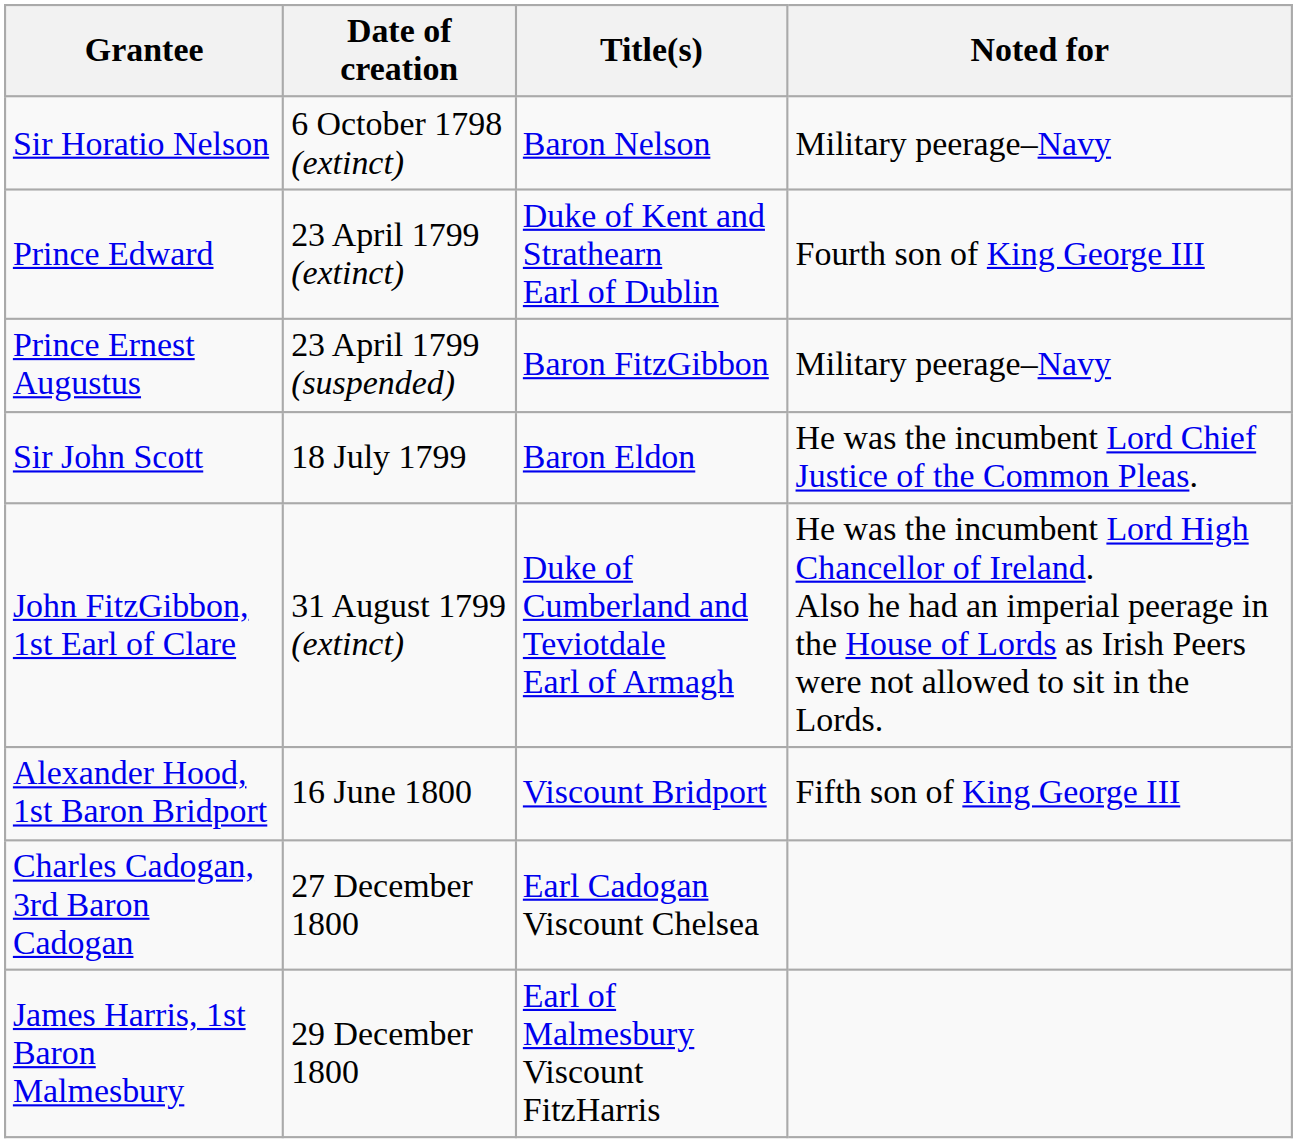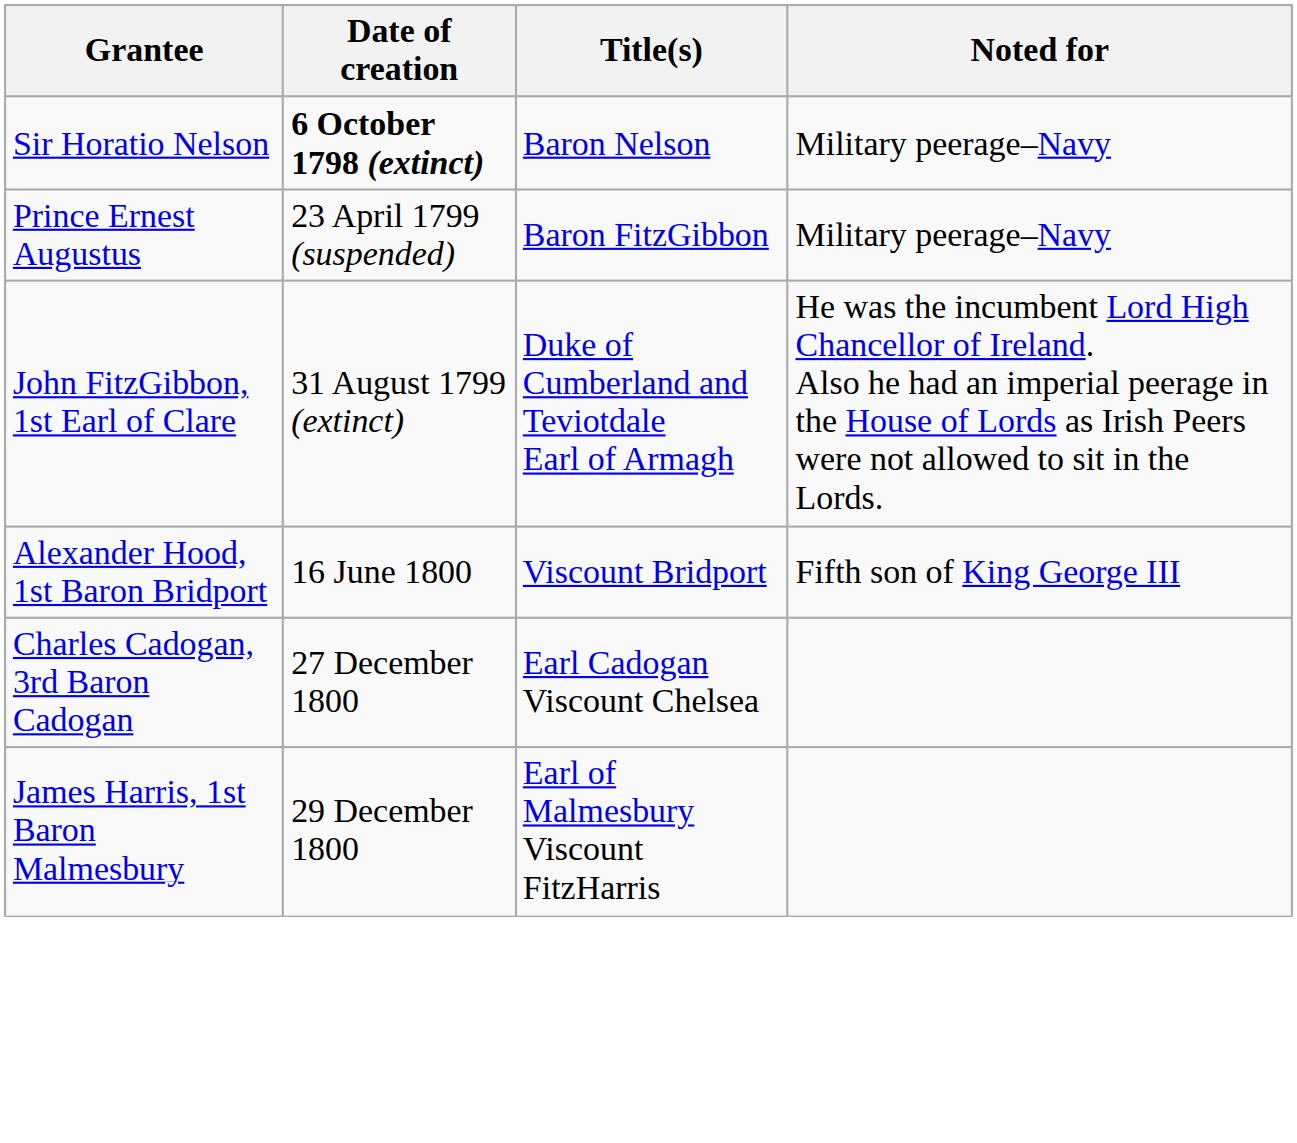(397, 142) normal -> (388, 142) bold
- row: (113, 253)
- row: (108, 456)
